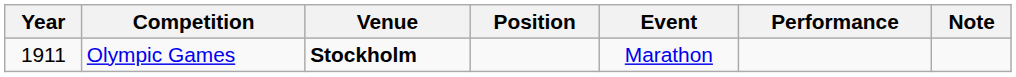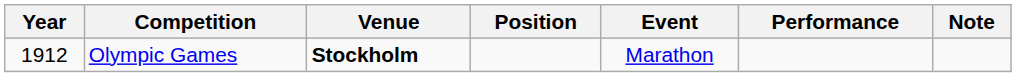(43, 55) 1911 -> (44, 55) 1912
